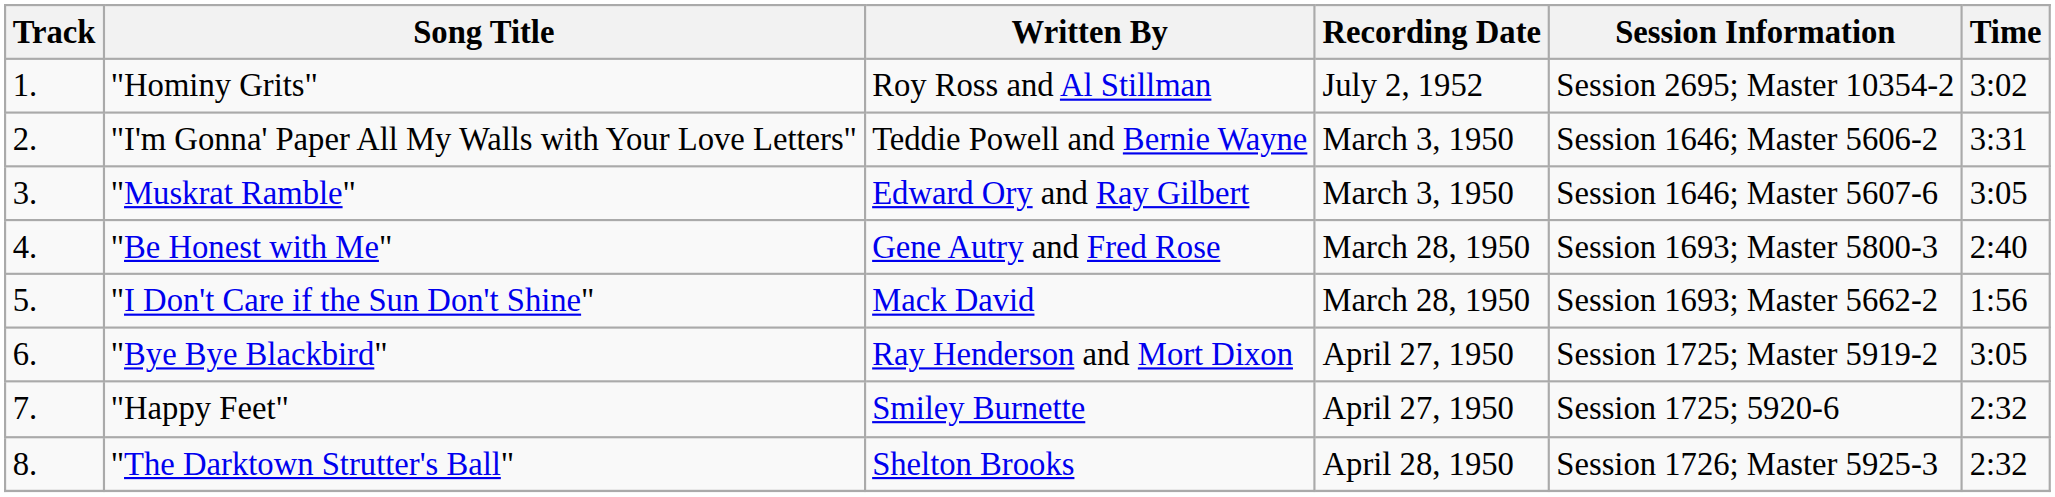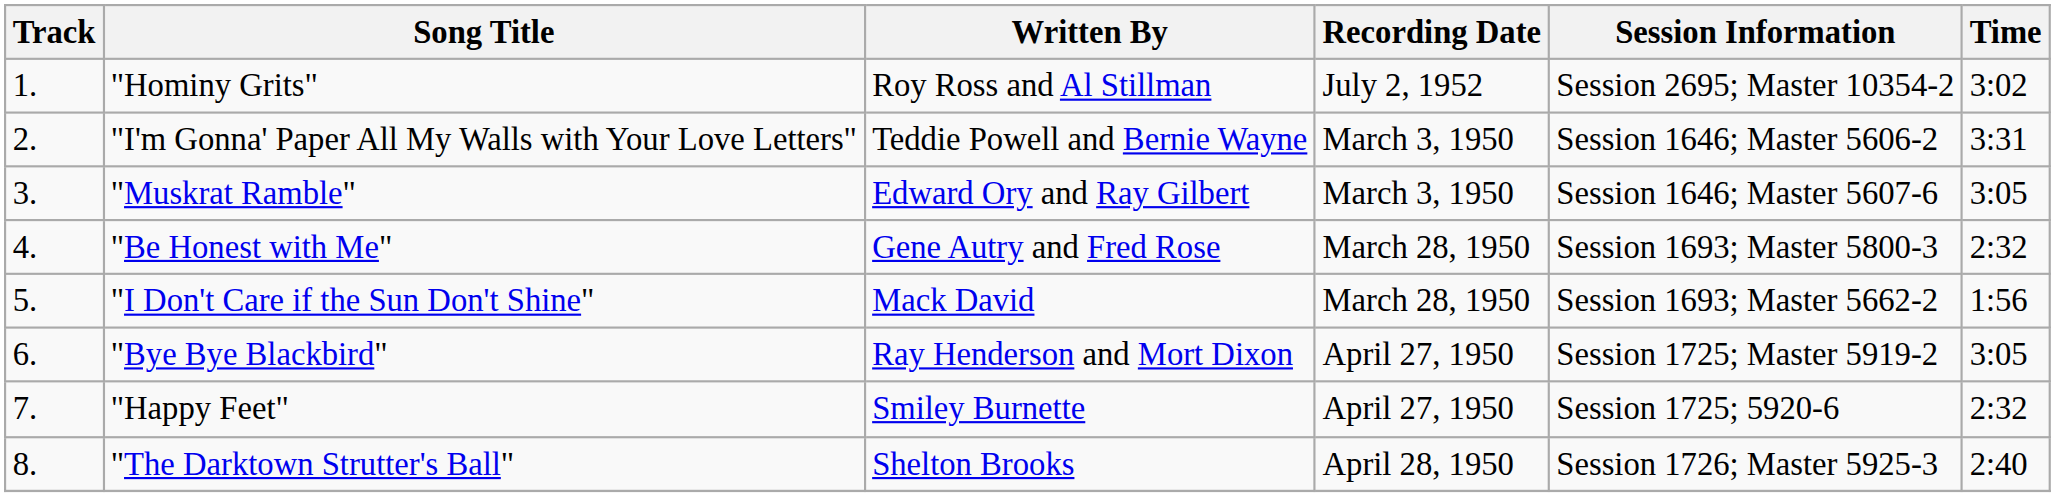(1999, 247) 2:40 -> (1999, 247) 2:32
(1999, 462) 2:32 -> (1999, 462) 2:40
